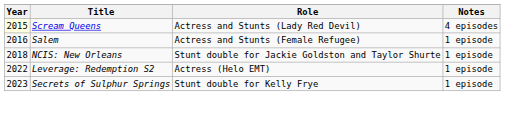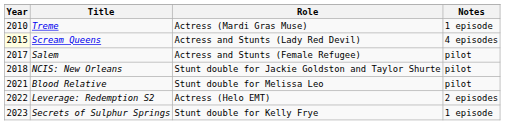+ row: (45, 26)
(17, 40) 2016 -> (17, 55) 2017
(469, 40) 1 episode -> (458, 55) pilot
(469, 55) 1 episode -> (458, 69) pilot
+ row: (69, 84)
(469, 69) 1 episode -> (471, 98) 2 episodes
